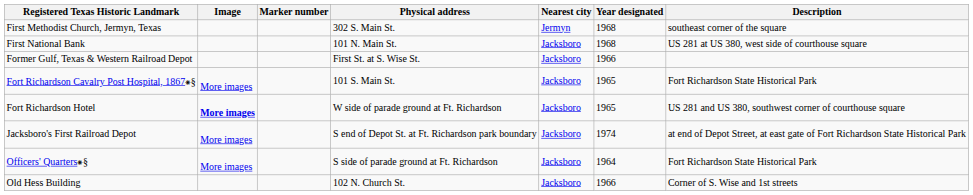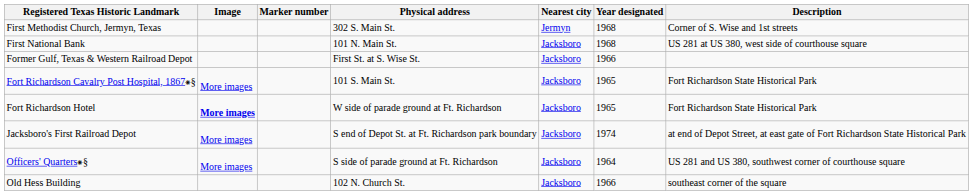(727, 28) southeast corner of the square -> (733, 28) Corner of S. Wise and 1st streets
(786, 107) US 281 and US 380, southwest corner of courthouse square -> (742, 107) Fort Richardson State Historical Park
(742, 161) Fort Richardson State Historical Park -> (786, 161) US 281 and US 380, southwest corner of courthouse square
(733, 182) Corner of S. Wise and 1st streets -> (727, 182) southeast corner of the square
